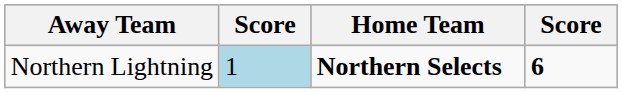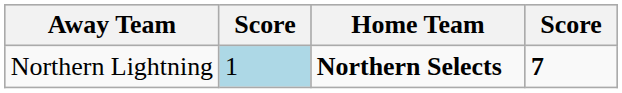(538, 66) 6 -> (538, 66) 7
